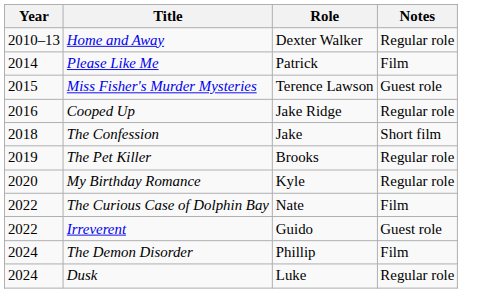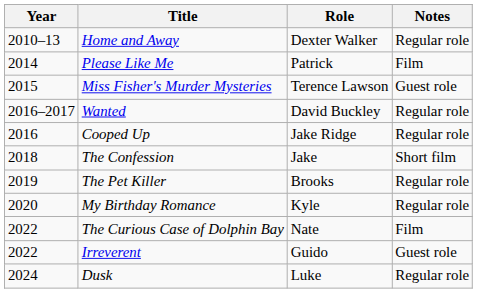+ row: (104, 110)
- row: (130, 252)
